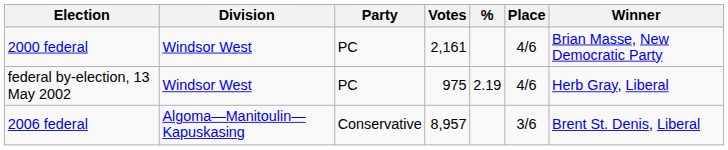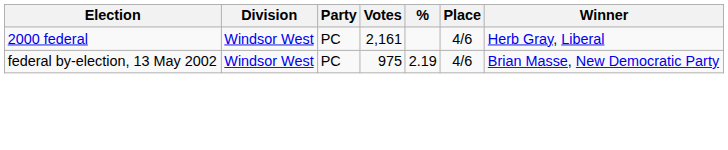(610, 46) Brian Masse, New Democratic Party -> (546, 38) Herb Gray, Liberal
(610, 85) Herb Gray, Liberal -> (603, 61) Brian Masse, New Democratic Party
- row: (48, 124)
